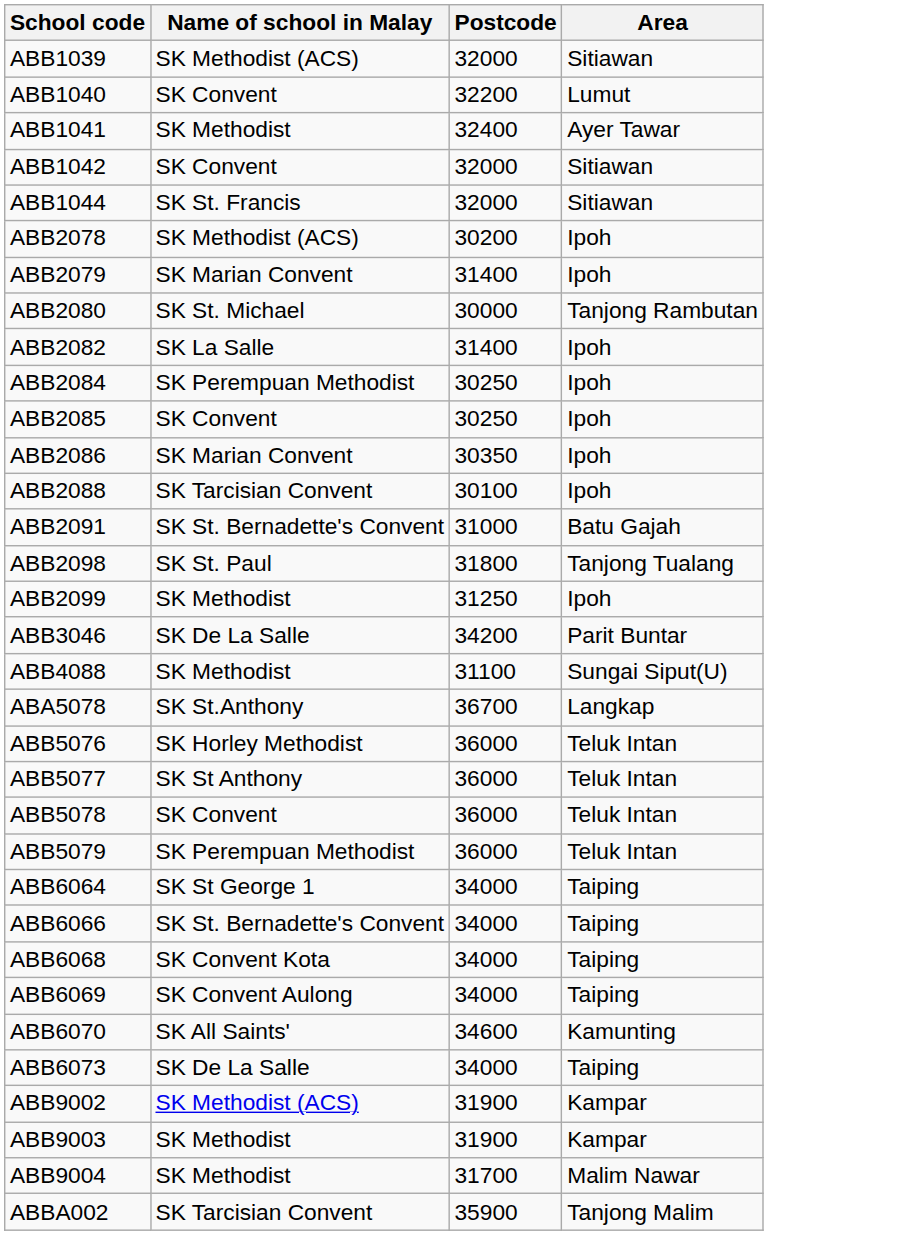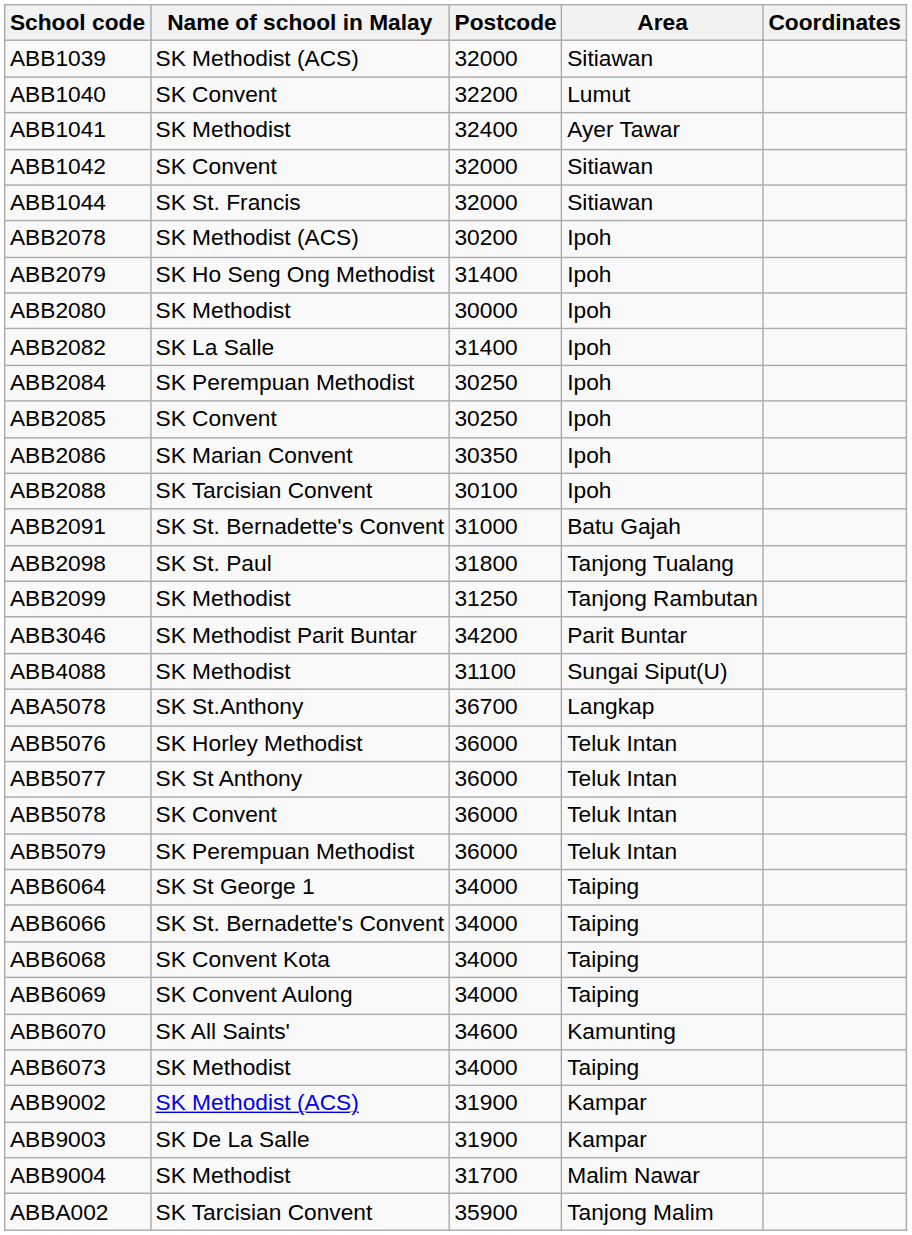+ column: (835, 22)
(254, 274) SK Marian Convent -> (295, 274) SK Ho Seng Ong Methodist
(230, 310) SK St. Michael -> (223, 310) SK Methodist
(663, 310) Tanjong Rambutan -> (589, 310) Ipoh
(589, 599) Ipoh -> (663, 599) Tanjong Rambutan
(233, 635) SK De La Salle -> (286, 635) SK Methodist Parit Buntar
(233, 1067) SK De La Salle -> (223, 1067) SK Methodist
(223, 1139) SK Methodist -> (233, 1139) SK De La Salle
